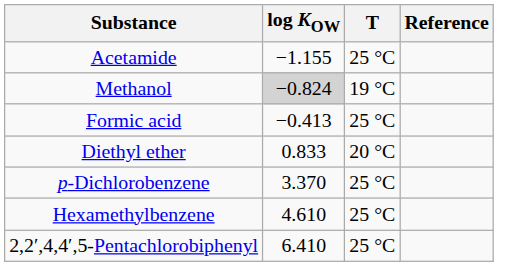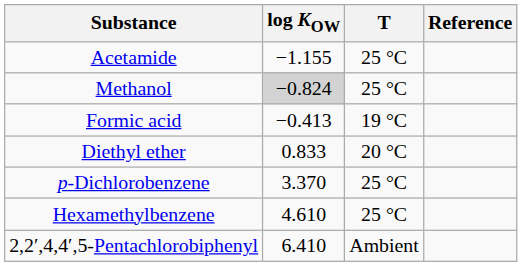(372, 88) 19 °C -> (384, 88) 25 °C
(372, 119) 25 °C -> (384, 119) 19 °C
(372, 245) 25 °C -> (384, 245) Ambient
